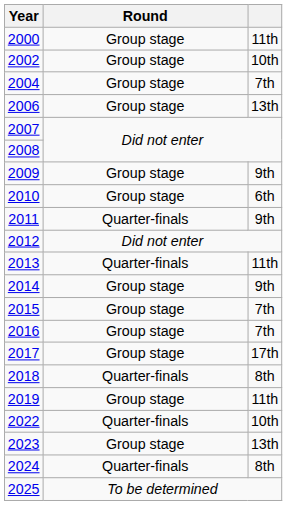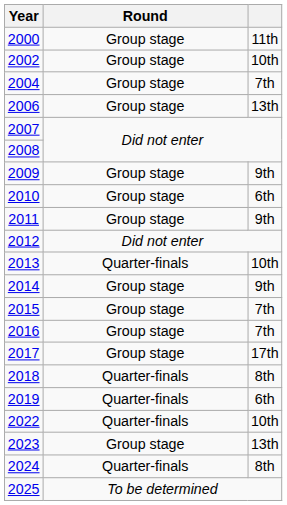(145, 219) Quarter-finals -> (145, 219) Group stage
(265, 264) 11th -> (265, 264) 10th
(145, 399) Group stage -> (145, 399) Quarter-finals
(265, 399) 11th -> (265, 399) 6th
